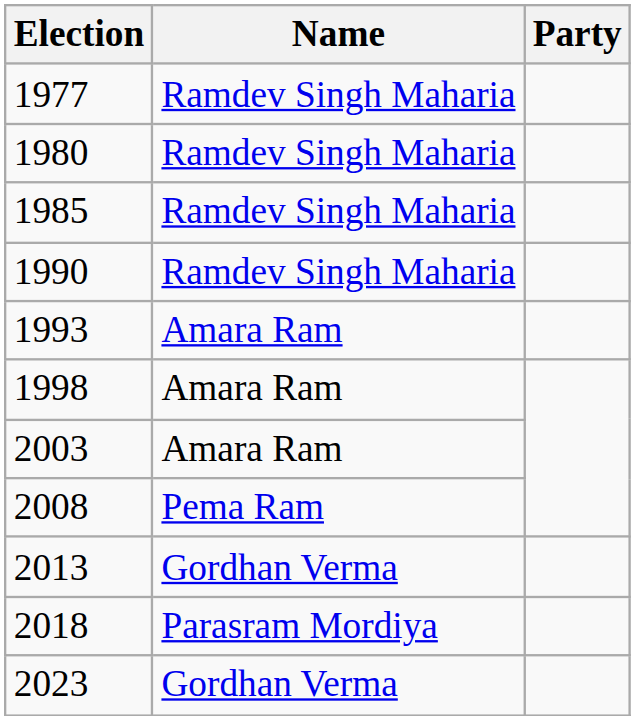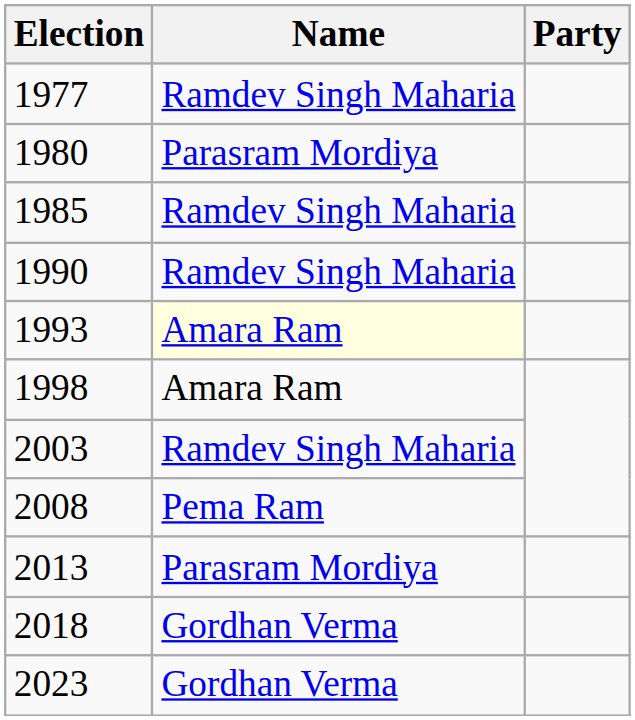(338, 152) Ramdev Singh Maharia -> (300, 152) Parasram Mordiya
(252, 329) no background -> (252, 329) lightyellow background
(252, 447) Amara Ram -> (338, 447) Ramdev Singh Maharia
(280, 566) Gordhan Verma -> (300, 566) Parasram Mordiya
(300, 625) Parasram Mordiya -> (280, 625) Gordhan Verma
